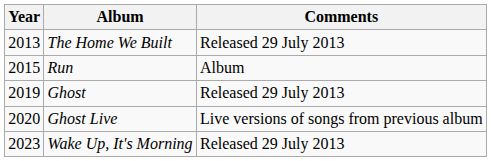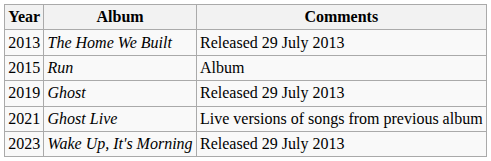(24, 118) 2020 -> (24, 118) 2021
